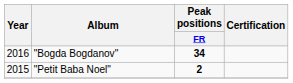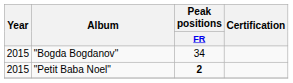(18, 54) 2016 -> (18, 54) 2015
(199, 54) bold -> (199, 54) normal
